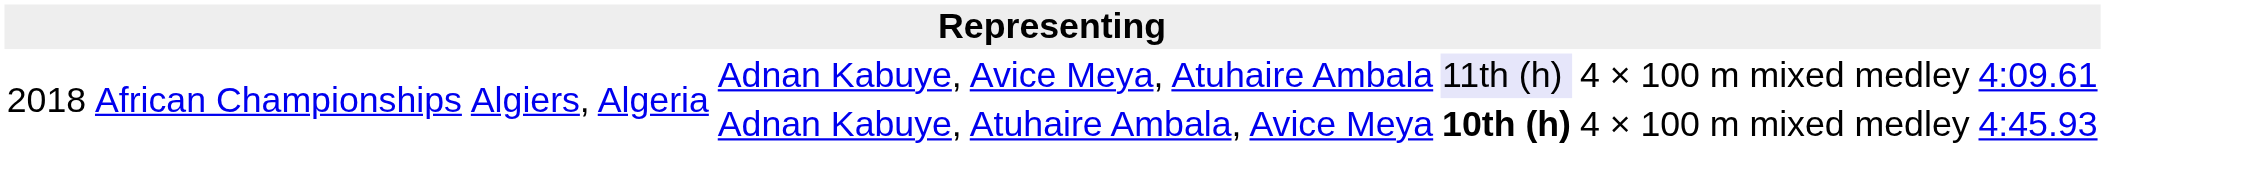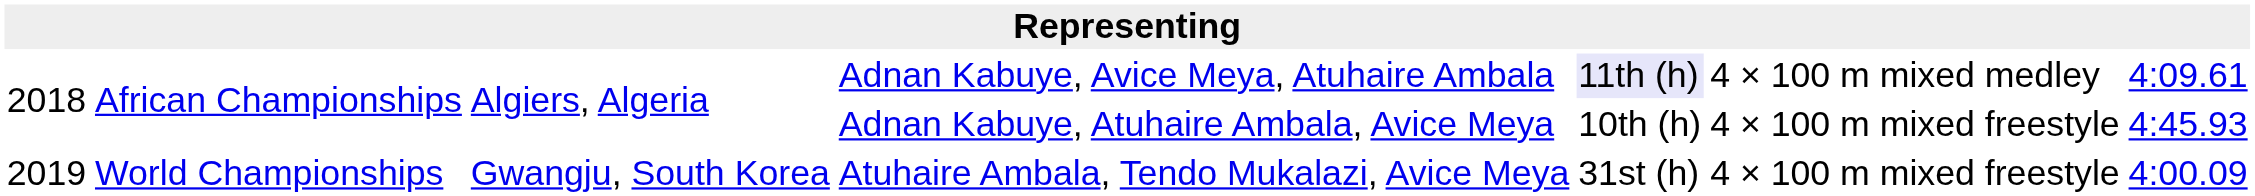(1507, 124) bold -> (1640, 124) normal
(1775, 124) 4 × 100 m mixed medley -> (1915, 124) 4 × 100 m mixed freestyle
+ row: (1204, 173)
